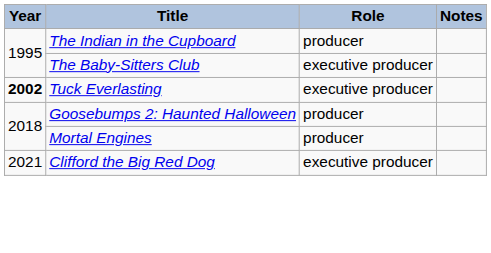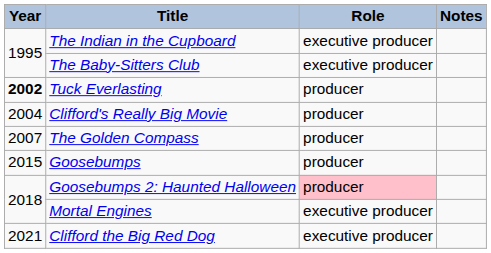(333, 41) producer -> (368, 41) executive producer
(368, 89) executive producer -> (333, 89) producer
+ row: (138, 114)
+ row: (124, 138)
+ row: (95, 162)
(333, 114) no background -> (333, 187) pink background
(333, 138) producer -> (368, 211) executive producer
